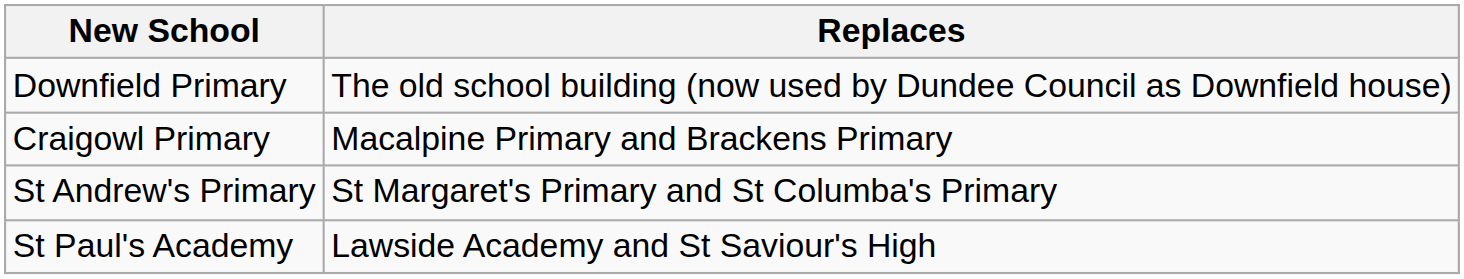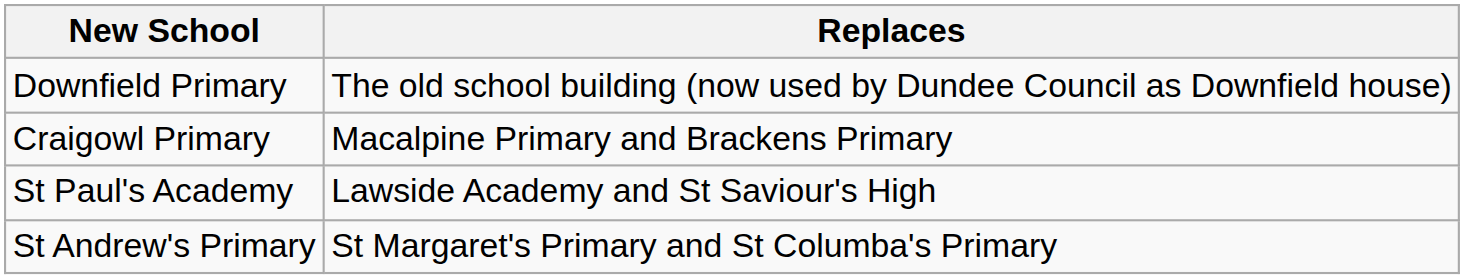rows swapped: (164, 191) <-> (153, 245)
